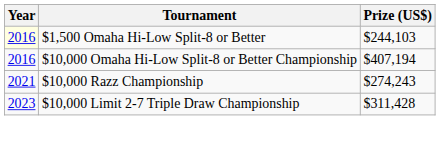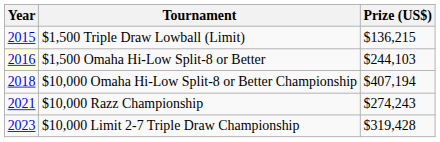+ row: (143, 37)
(22, 59) 2016 -> (22, 81) 2018
(389, 103) $311,428 -> (390, 125) $319,428
